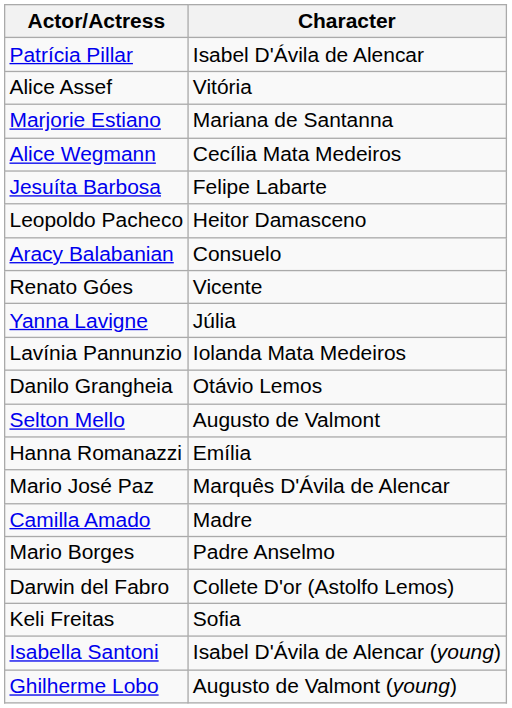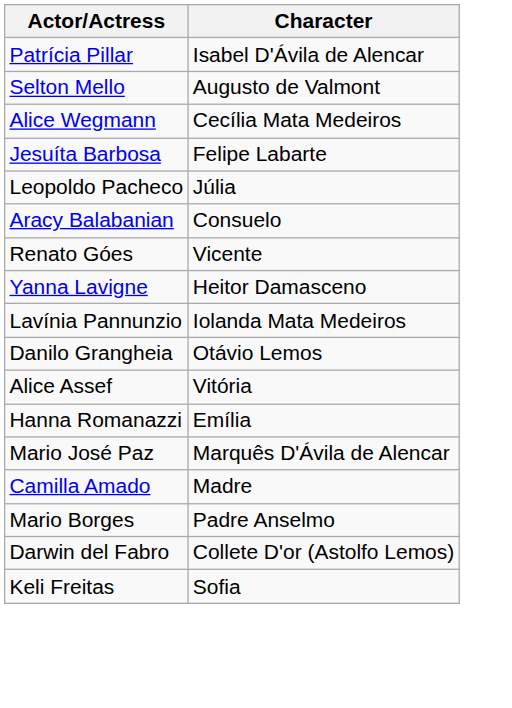rows swapped: (67, 420) <-> (61, 87)
- row: (85, 120)
(280, 220) Heitor Damasceno -> (214, 187) Júlia
(214, 320) Júlia -> (280, 287) Heitor Damasceno
- row: (84, 652)
- row: (84, 685)
